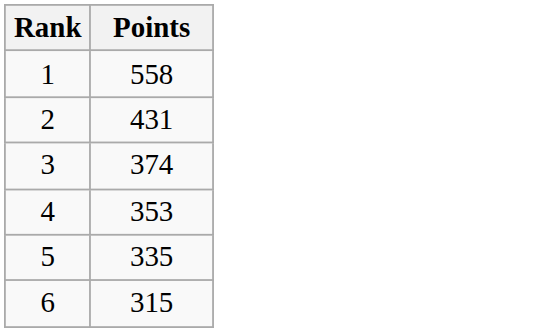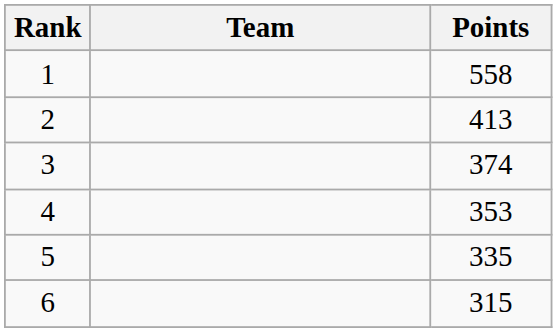+ column: (260, 27)
(152, 119) 431 -> (491, 119) 413
